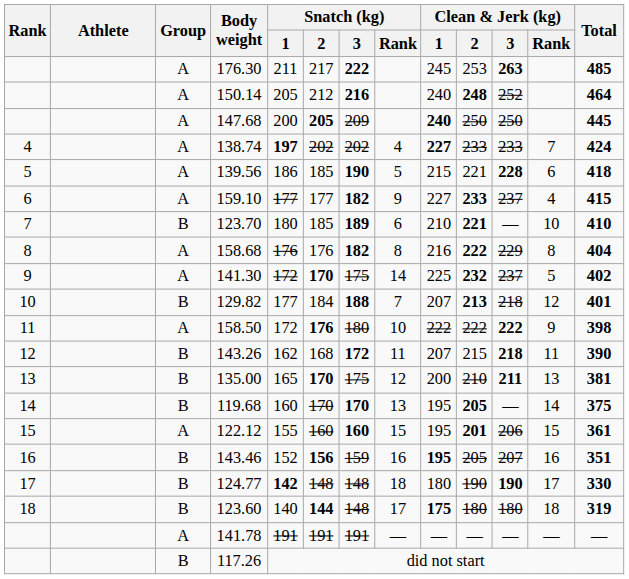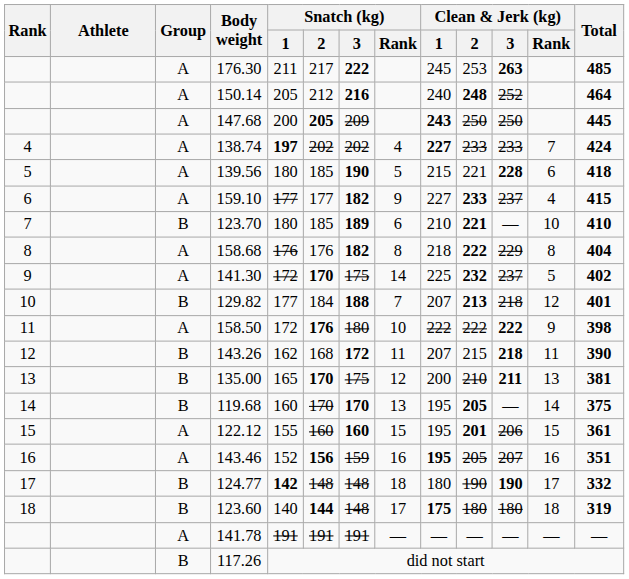(439, 120) 240 -> (439, 120) 243
(285, 172) 186 -> (285, 172) 180
(439, 250) 216 -> (439, 250) 218
(183, 457) B -> (183, 457) A
(599, 483) 330 -> (599, 483) 332
